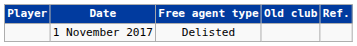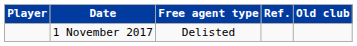columns swapped: (291, 13) <-> (336, 13)
